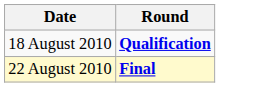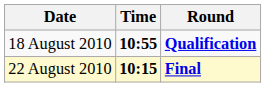+ column: (138, 17)
